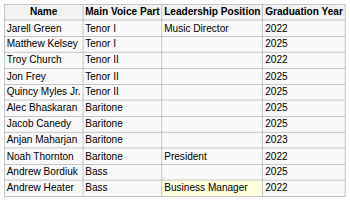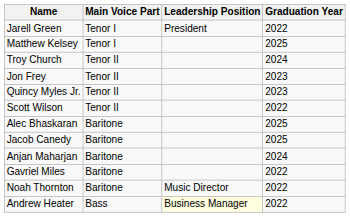(196, 28) Music Director -> (185, 28) President
(276, 60) 2022 -> (276, 60) 2024
(276, 76) 2025 -> (276, 76) 2023
(276, 92) 2025 -> (276, 92) 2023
+ row: (35, 108)
(276, 140) 2023 -> (276, 156) 2024
+ row: (36, 172)
(185, 156) President -> (196, 188) Music Director
- row: (42, 172)
